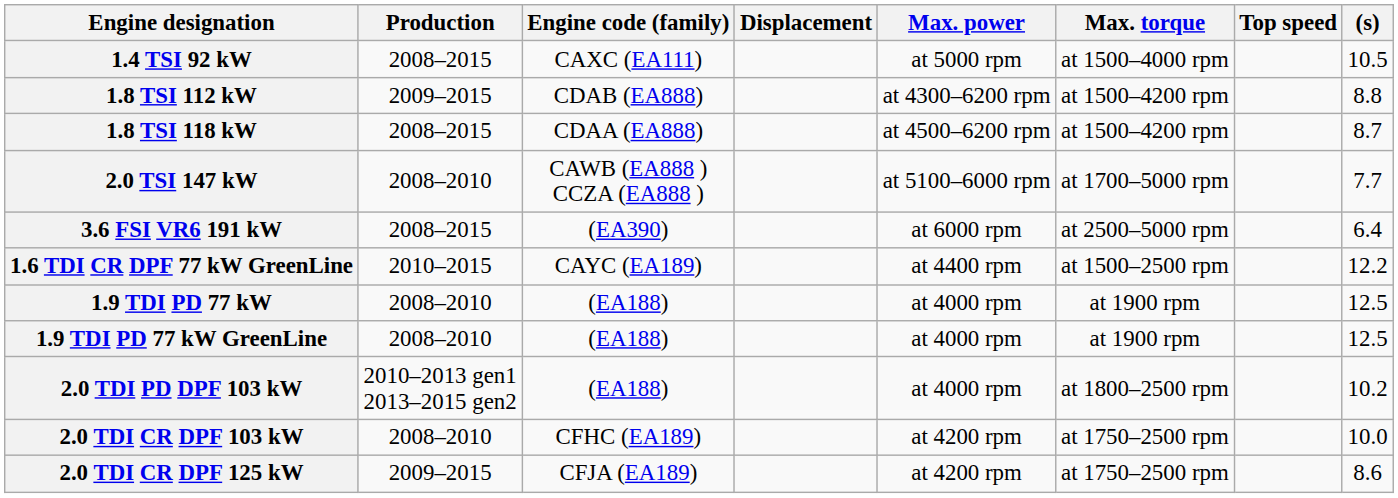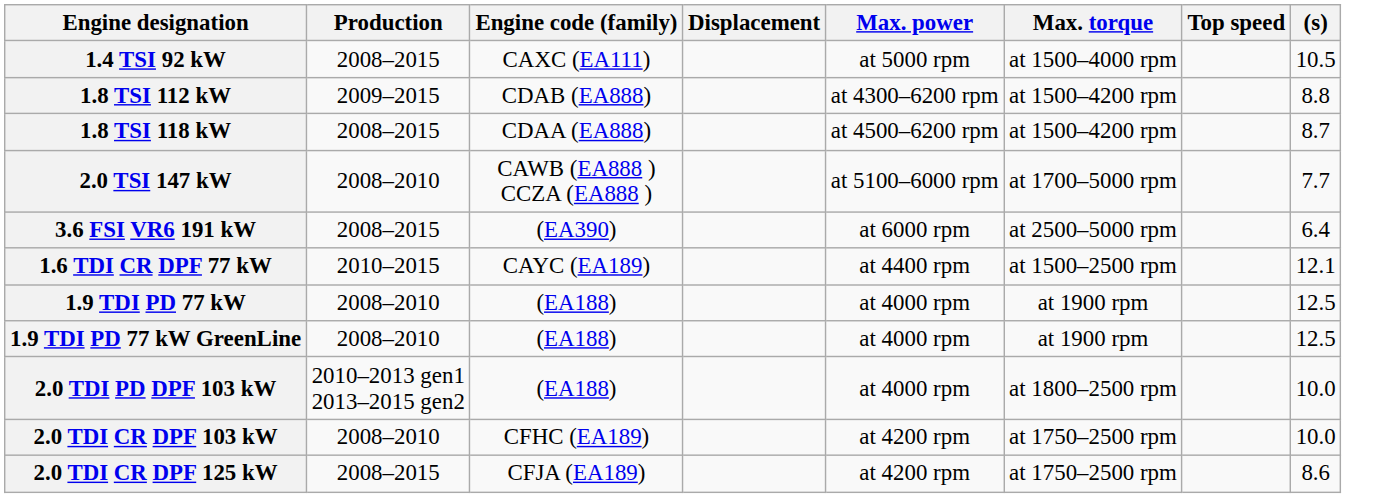+ row: (156, 266)
- row: (182, 266)
(1368, 387) 10.2 -> (1316, 387) 10.0
(440, 473) 2009–2015 -> (388, 473) 2008–2015
